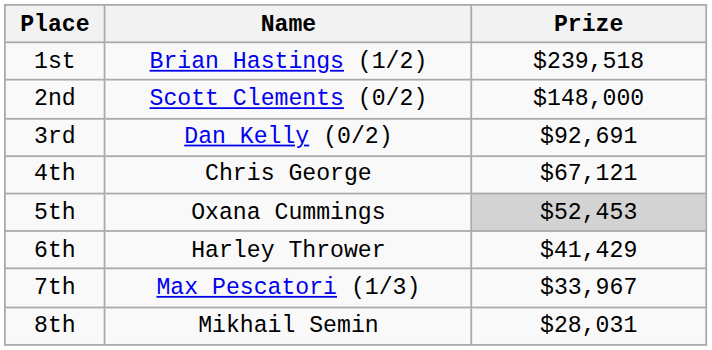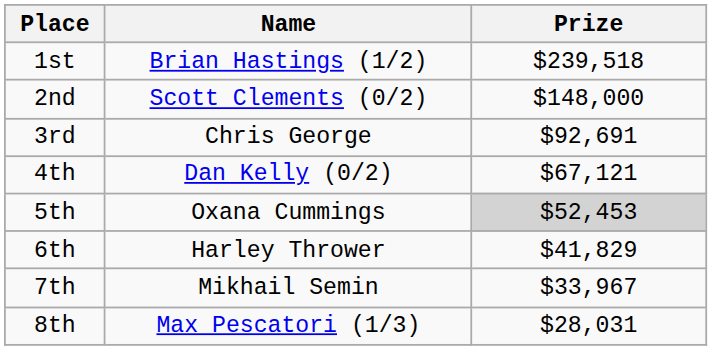(288, 137) Dan Kelly (0/2) -> (288, 137) Chris George
(288, 175) Chris George -> (288, 175) Dan Kelly (0/2)
(589, 250) $41,429 -> (589, 250) $41,829
(288, 288) Max Pescatori (1/3) -> (288, 288) Mikhail Semin
(288, 325) Mikhail Semin -> (288, 325) Max Pescatori (1/3)
